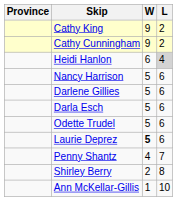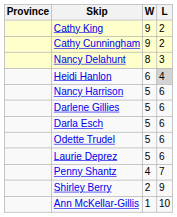+ row: (90, 60)
(148, 140) bold -> (148, 156) normal
(162, 172) 8 -> (162, 188) 9
